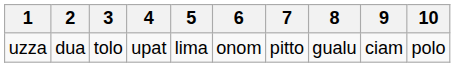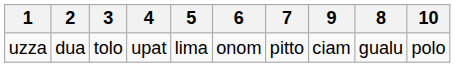columns swapped: (334, 18) <-> (384, 18)
